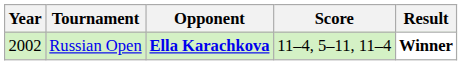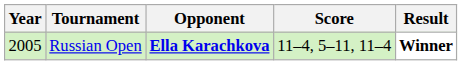(25, 45) 2002 -> (25, 45) 2005
